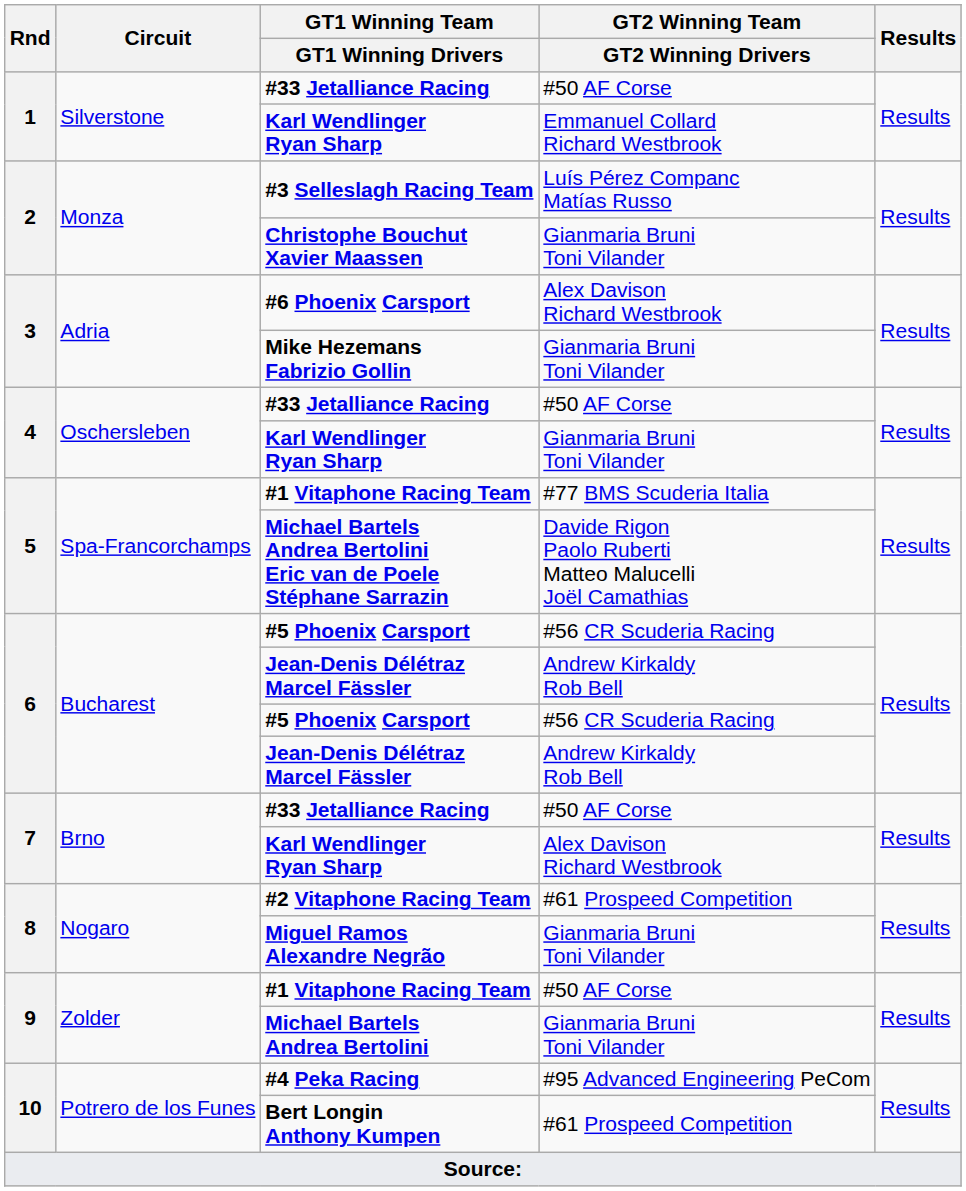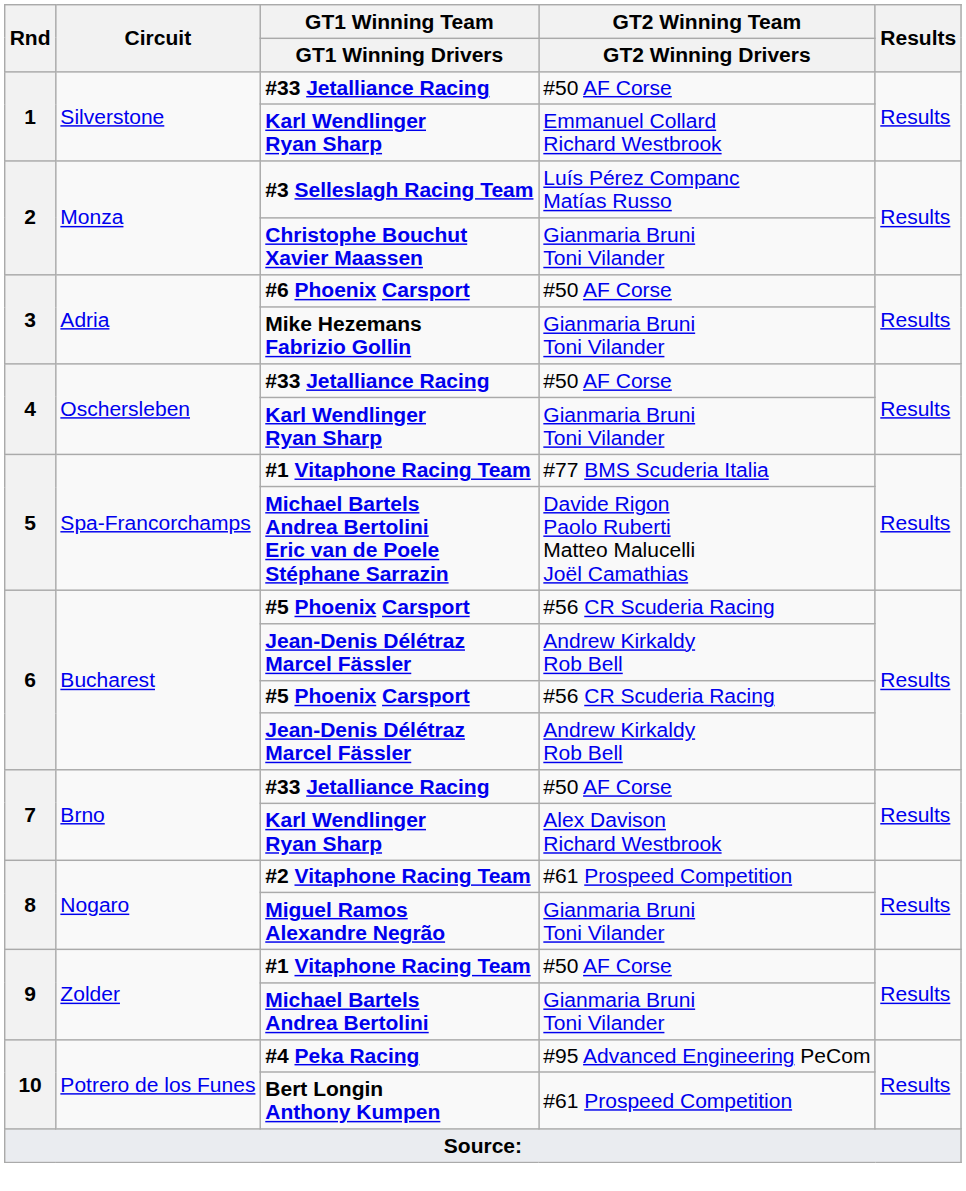(632, 303) Alex Davison Richard Westbrook -> (608, 291) #50 AF Corse
